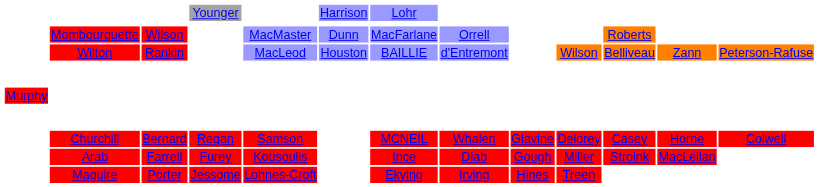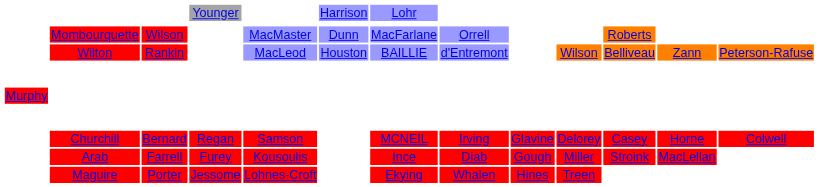(474, 139) Whalen -> (474, 139) Irving
(474, 175) Irving -> (474, 175) Whalen
